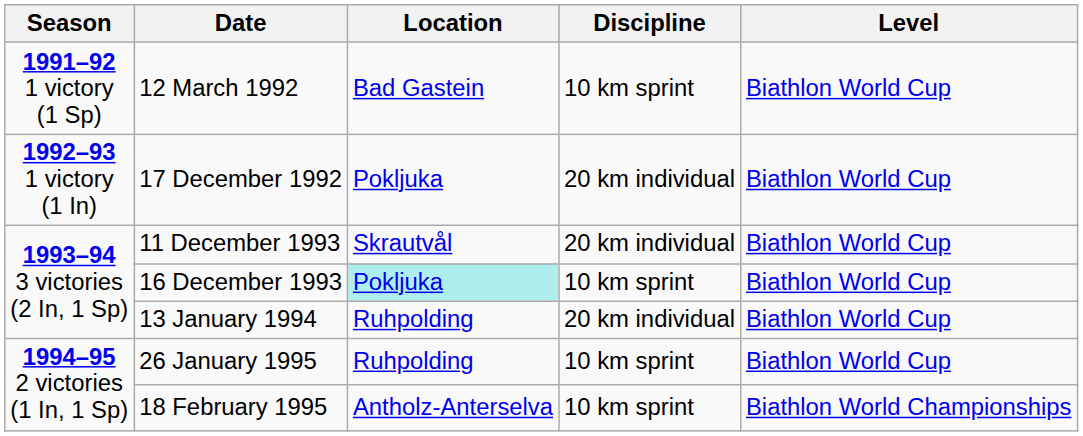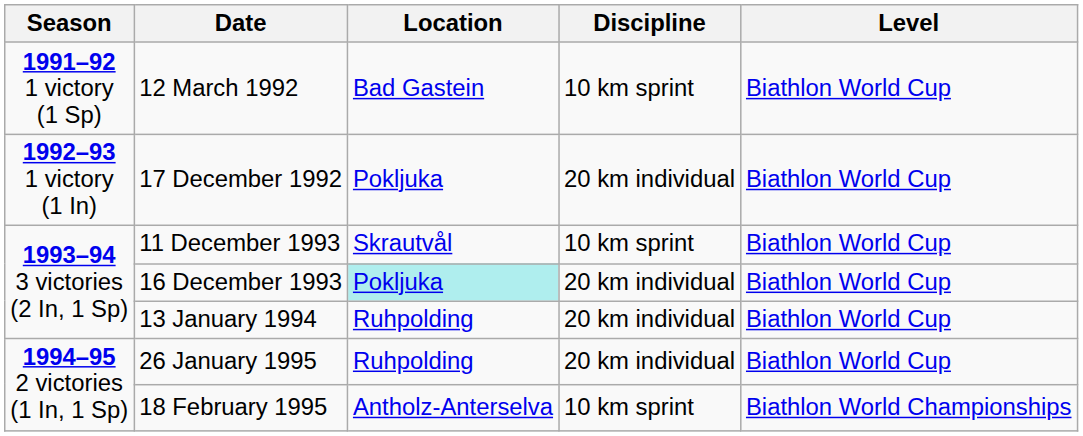(650, 244) 20 km individual -> (629, 244) 10 km sprint
(629, 281) 10 km sprint -> (650, 281) 20 km individual
(629, 361) 10 km sprint -> (650, 361) 20 km individual
